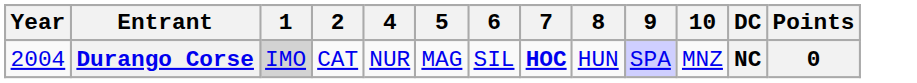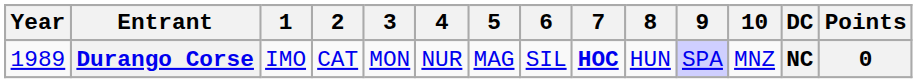+ column: (390, 23)
(38, 59) 2004 -> (38, 59) 1989
(286, 59) lightgrey background -> (286, 59) no background
